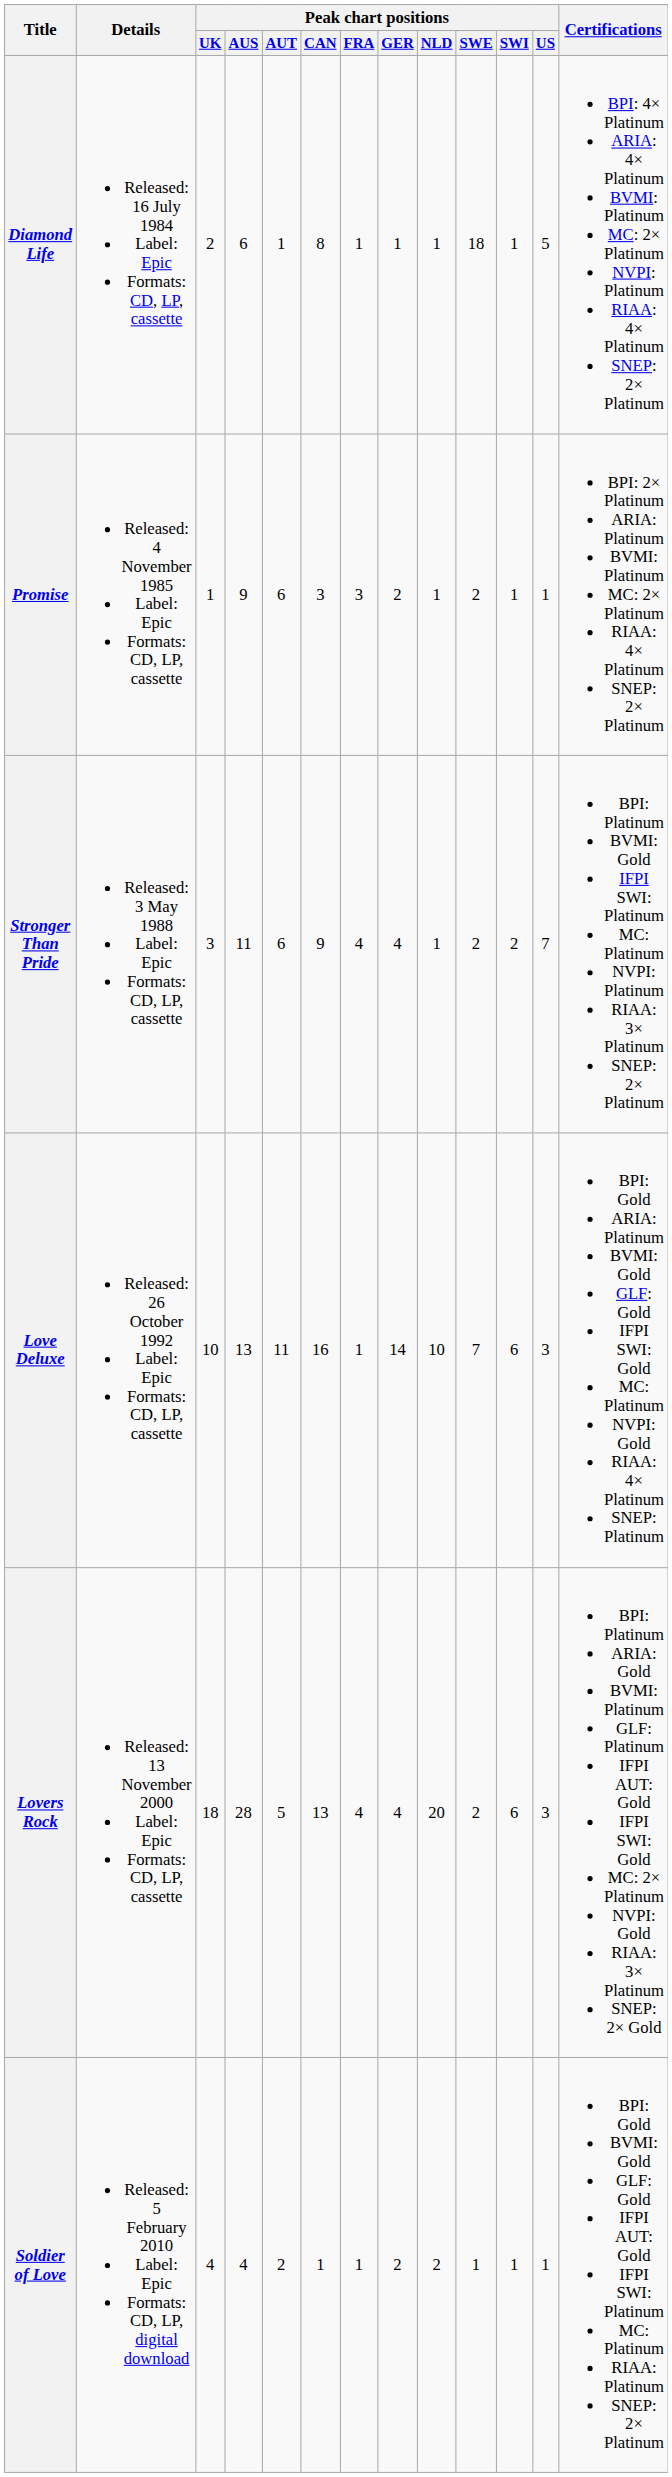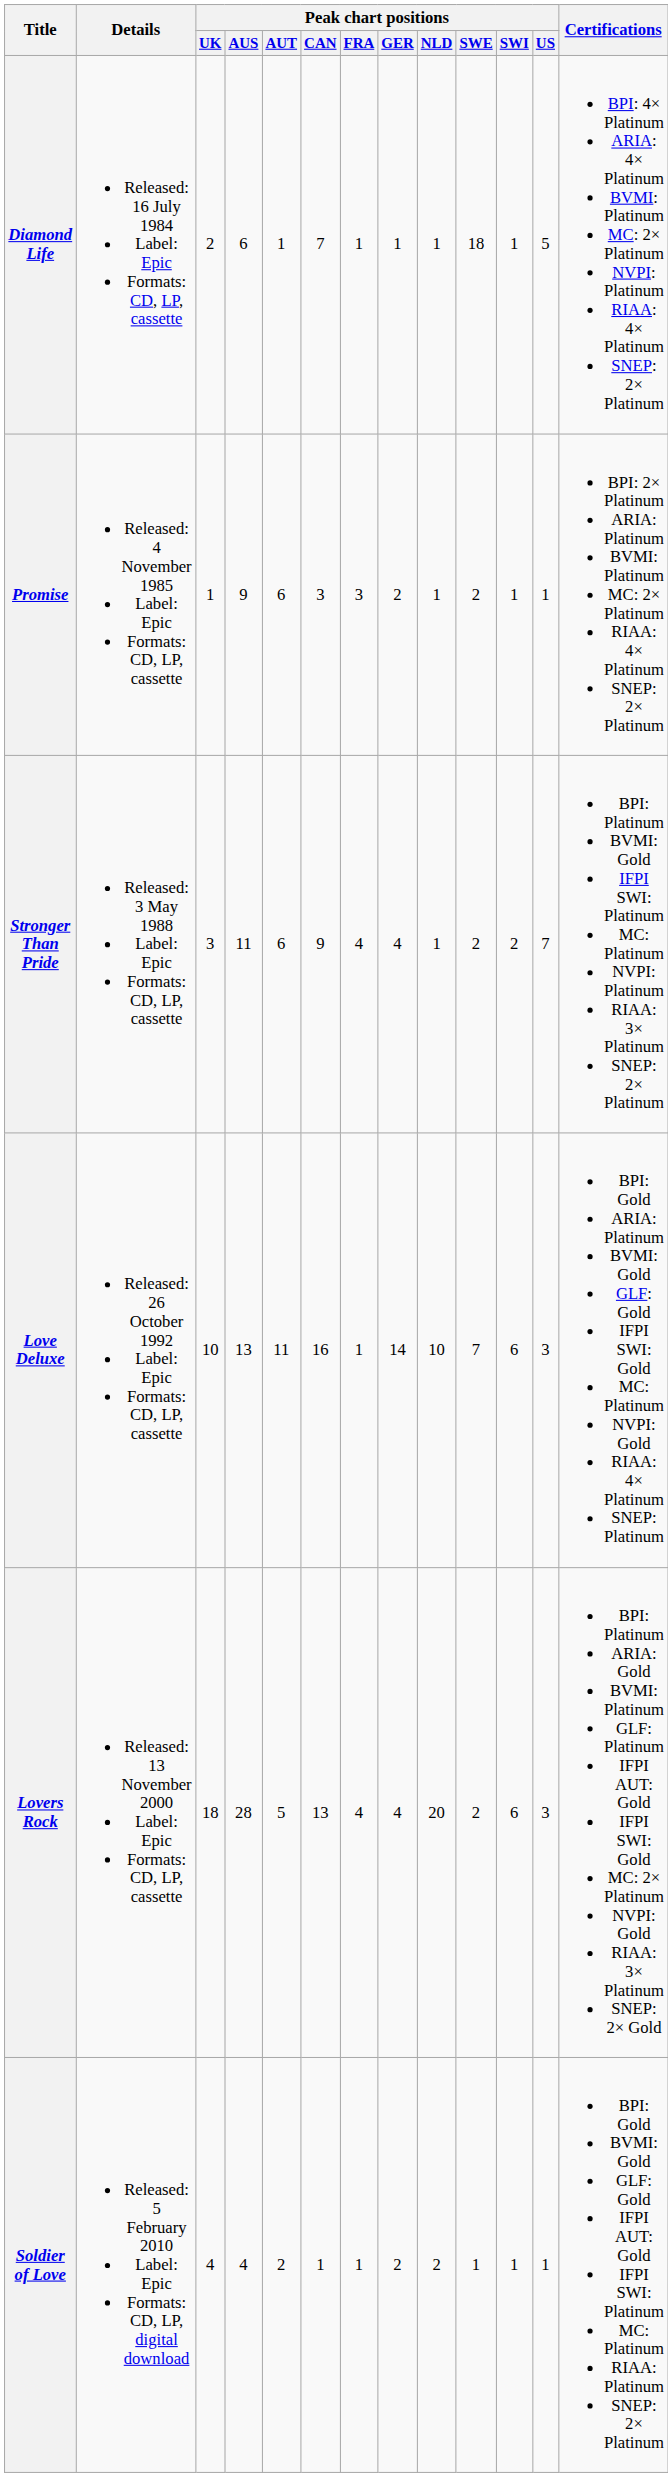(320, 244) 8 -> (320, 244) 7
